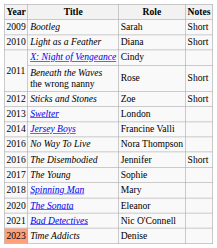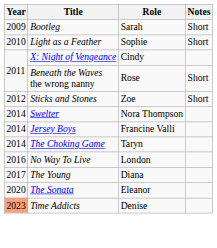(132, 42) Diana -> (134, 42) Sophie
(16, 114) 2013 -> (16, 114) 2014
(136, 114) London -> (152, 114) Nora Thompson
+ row: (67, 144)
(152, 144) Nora Thompson -> (136, 159) London
- row: (64, 159)
(134, 175) Sophie -> (132, 175) Diana
- row: (57, 190)
- row: (59, 220)
